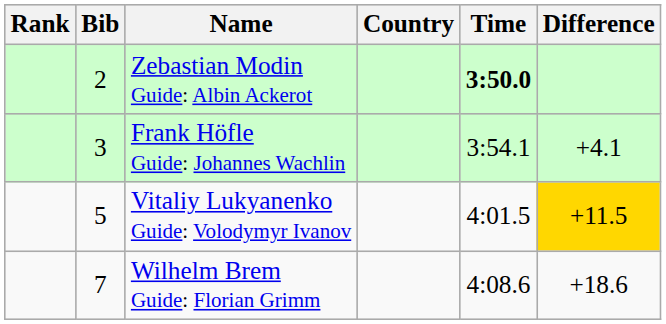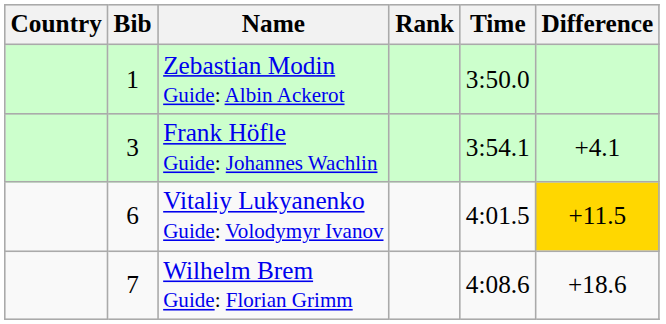columns swapped: (40, 24) <-> (409, 24)
(100, 78) 2 -> (133, 78) 1
(498, 78) bold -> (498, 78) normal
(100, 215) 5 -> (133, 215) 6
